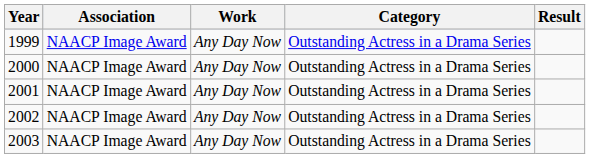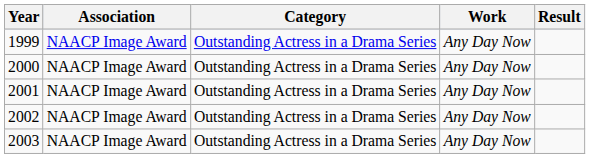columns swapped: (409, 16) <-> (237, 16)
